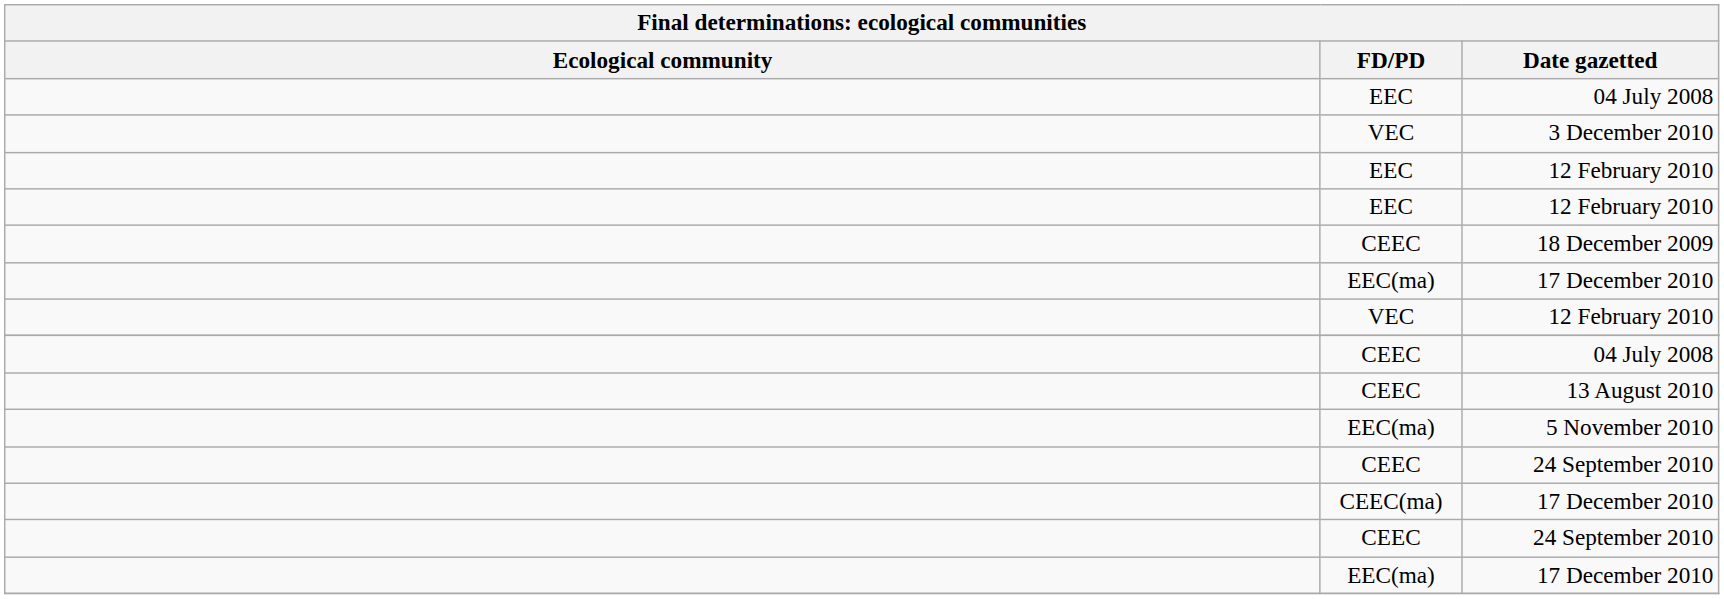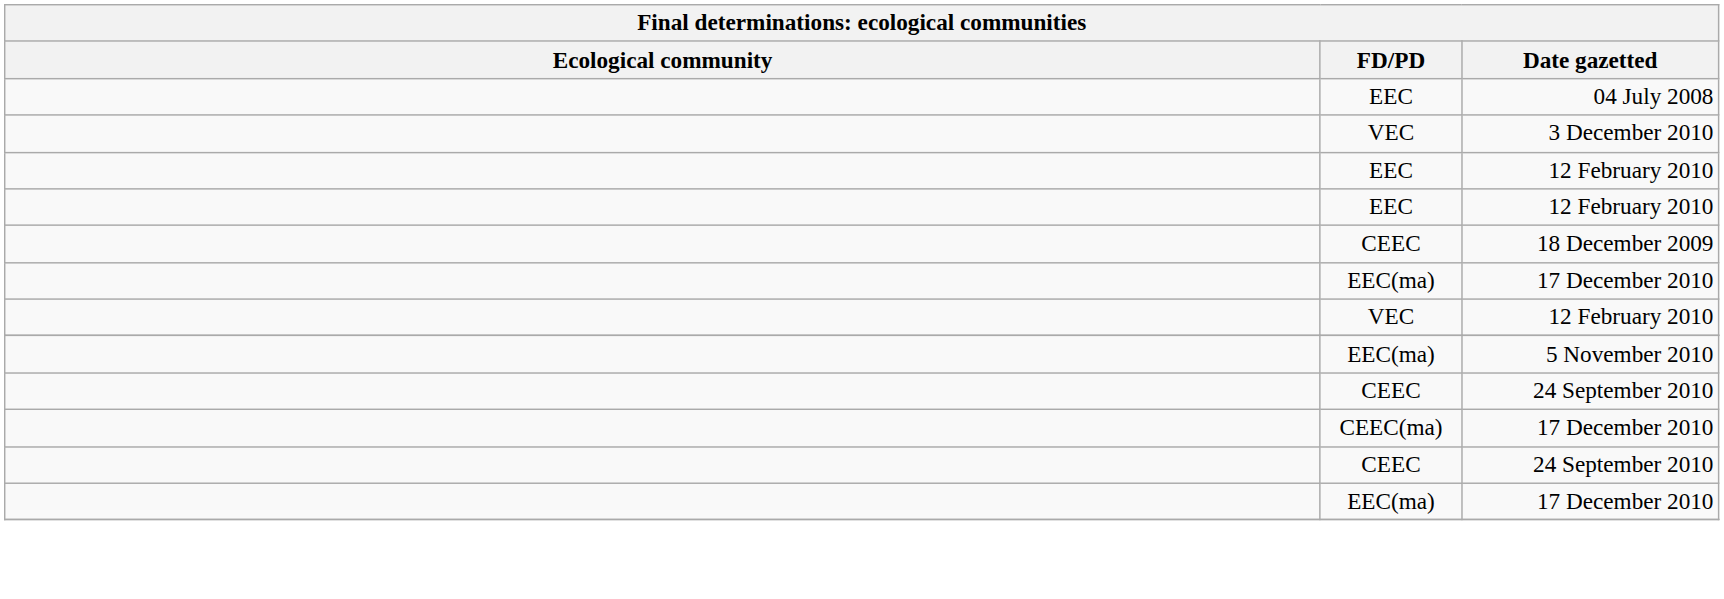- row: (1391, 354)
- row: (1391, 390)
